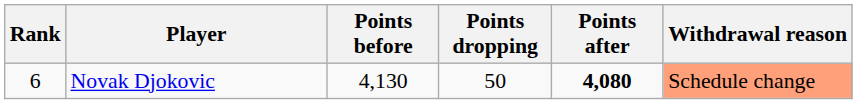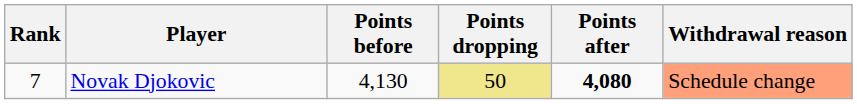(35, 80) 6 -> (35, 80) 7
(495, 80) no background -> (495, 80) khaki background
